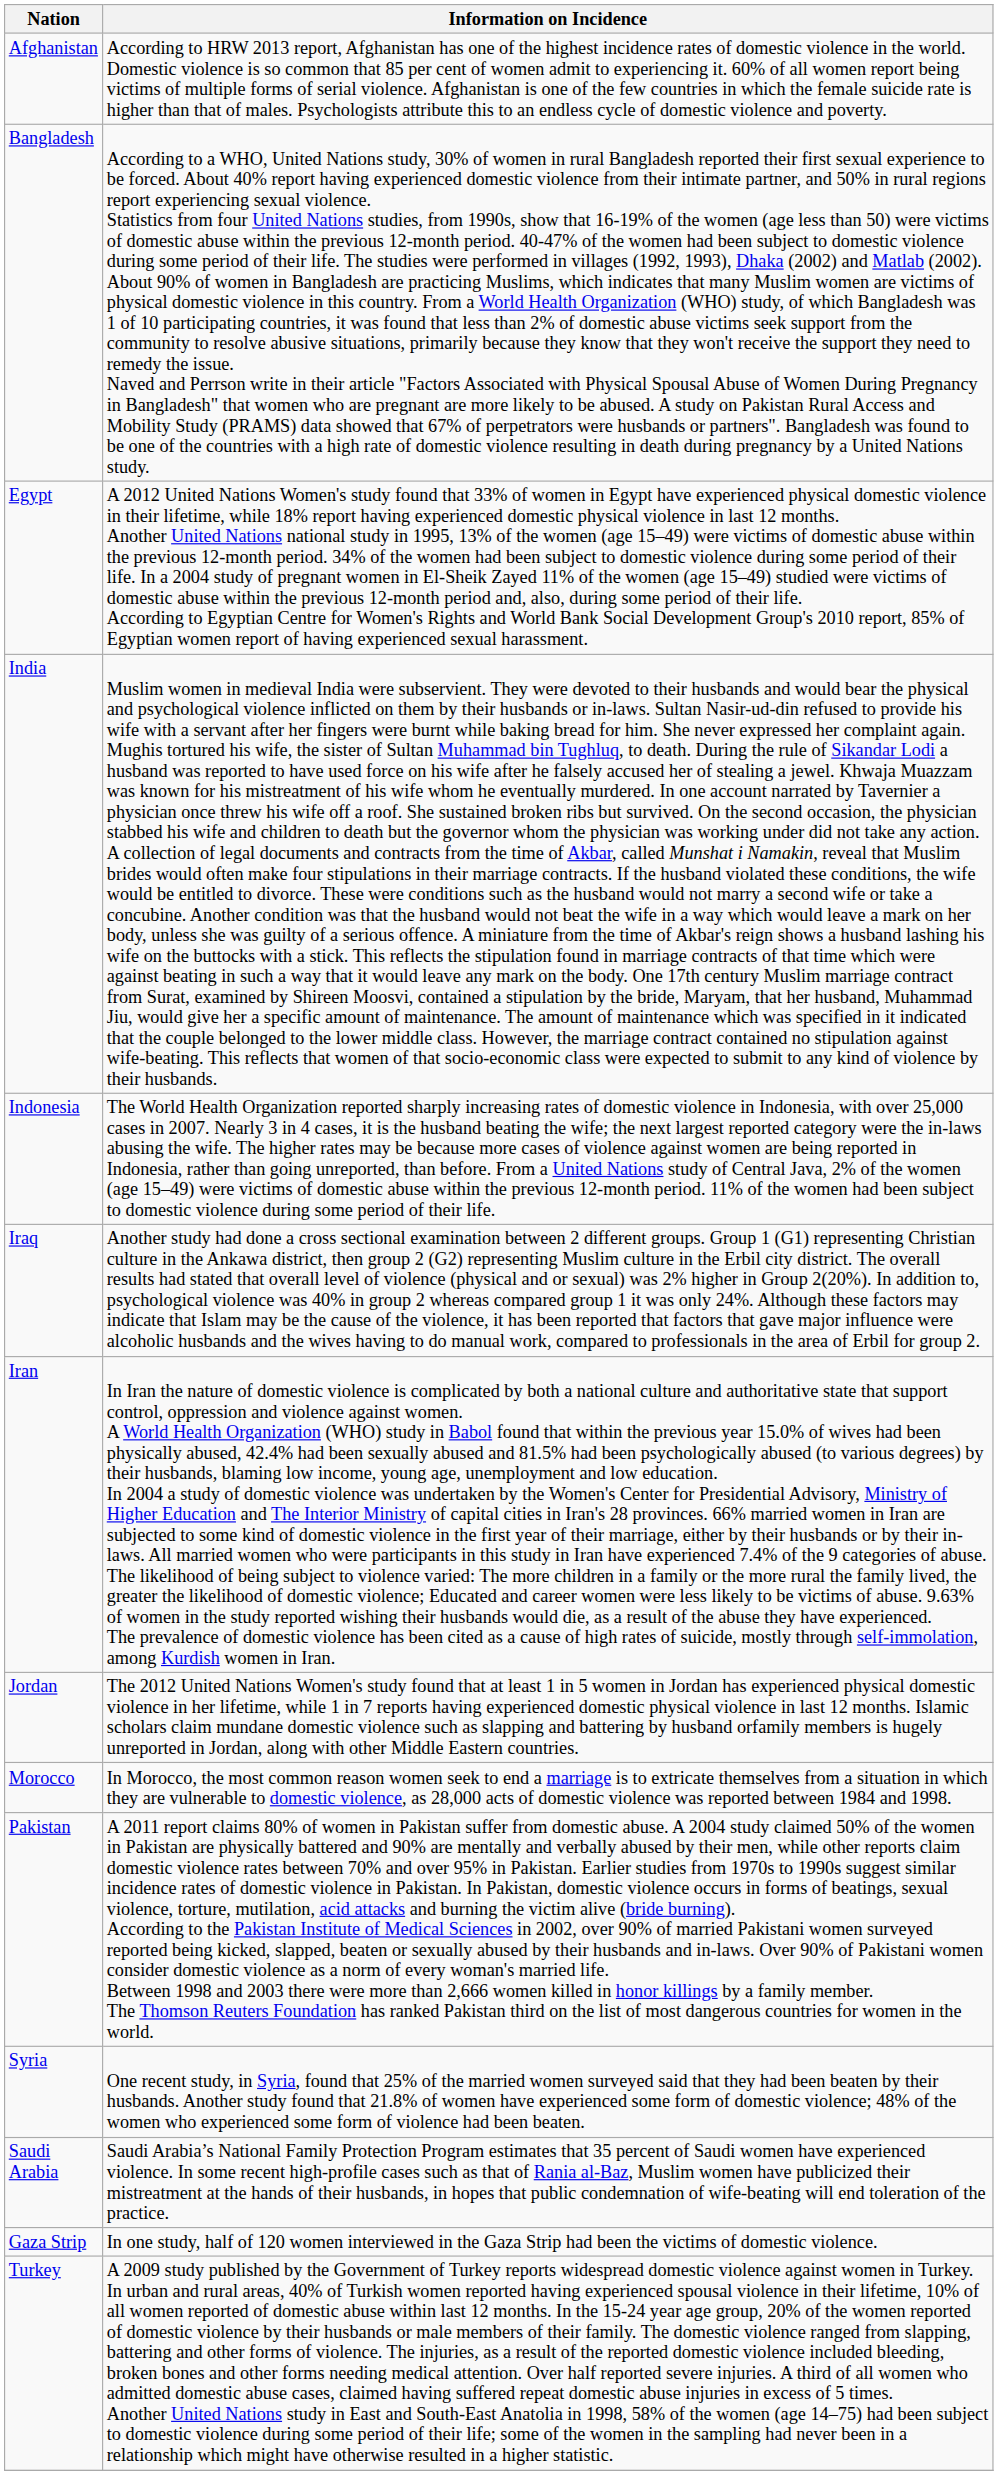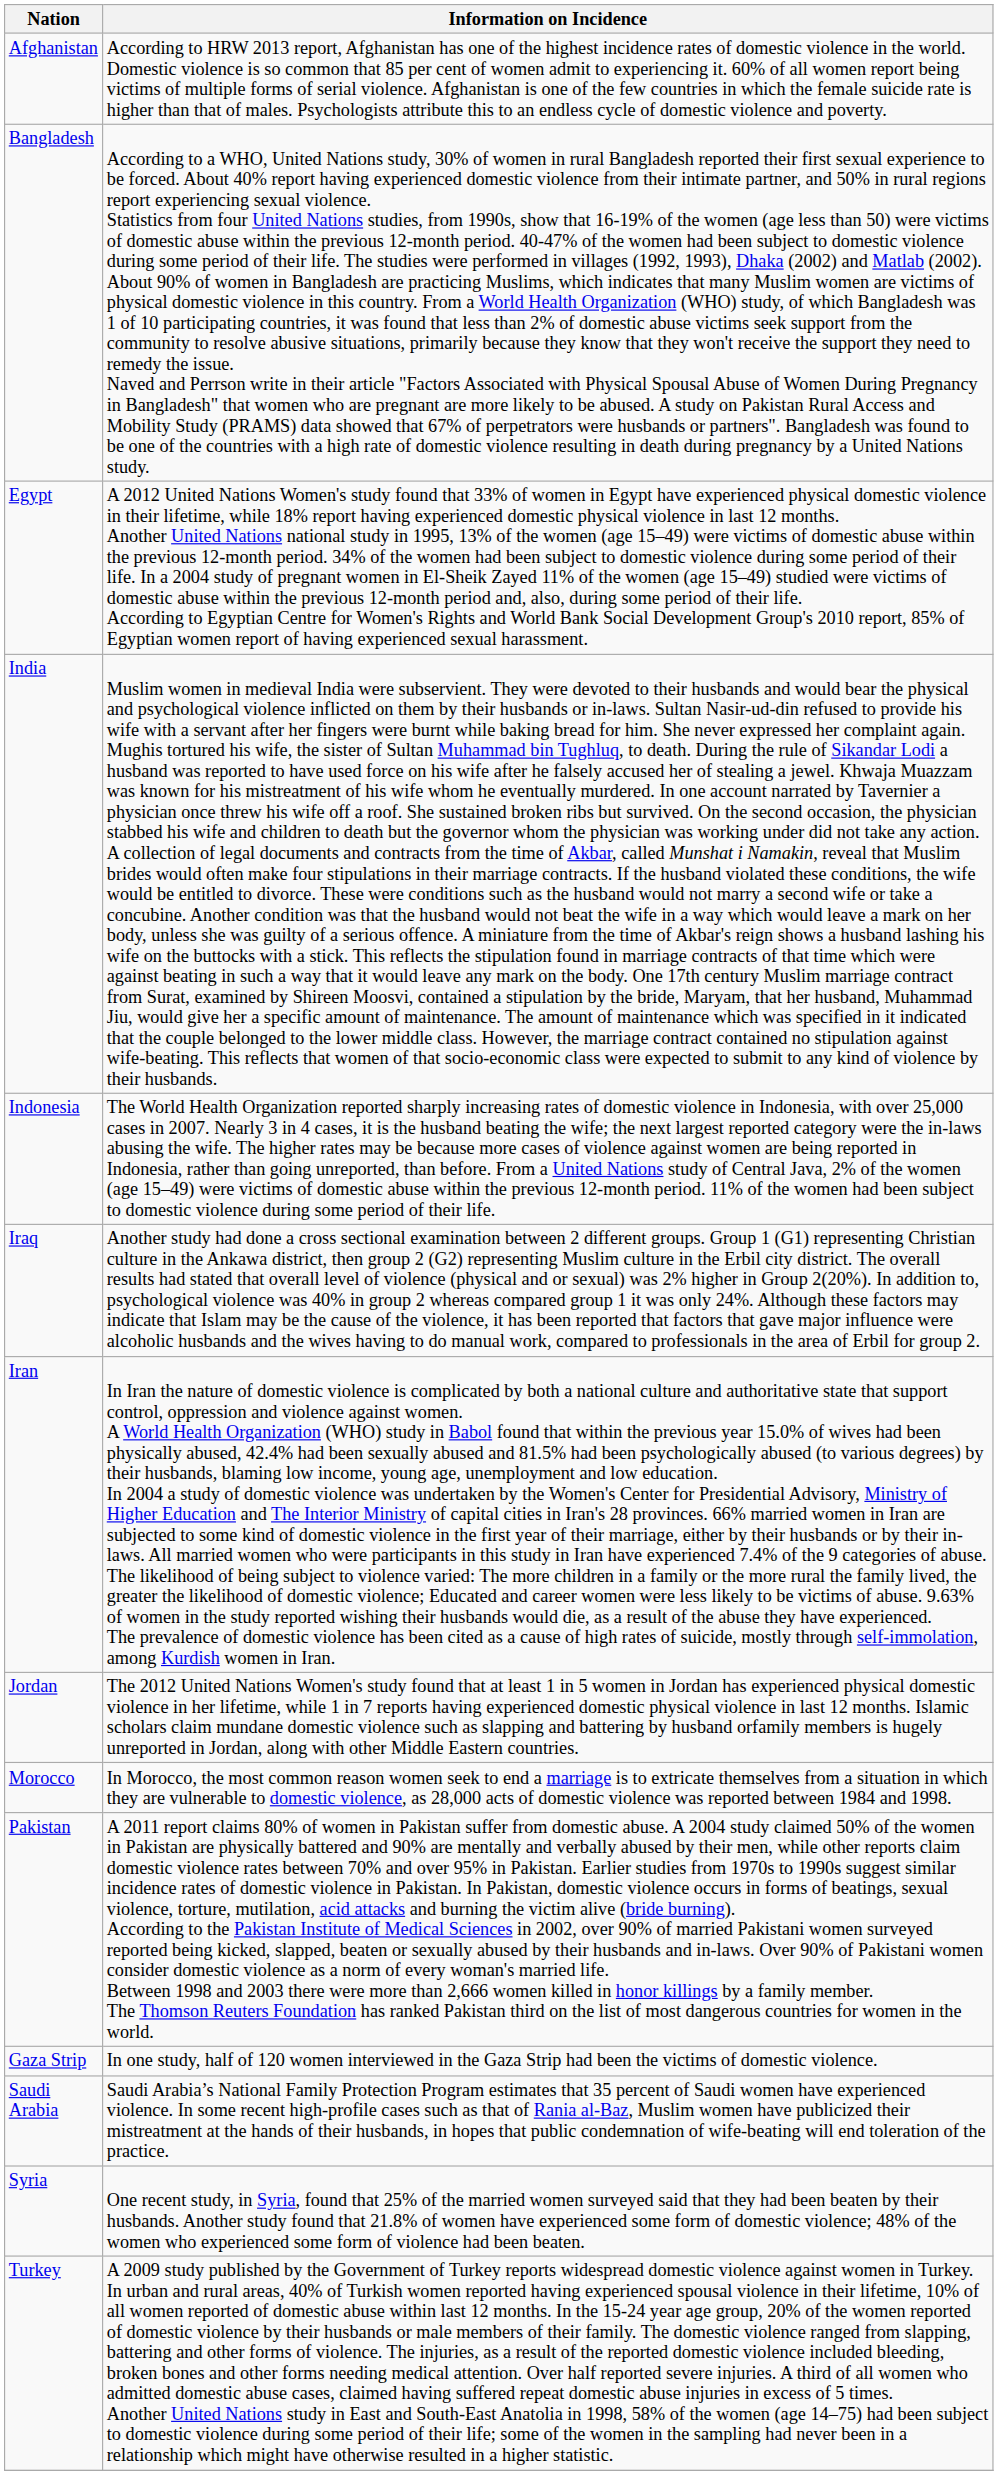rows swapped: (48, 2241) <-> (28, 2060)
